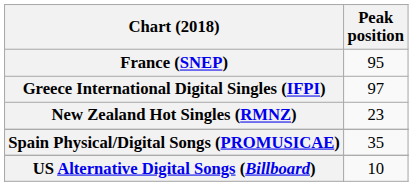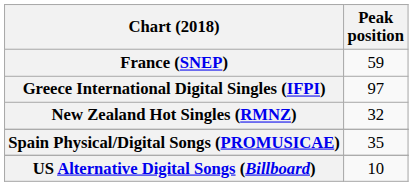(376, 62) 95 -> (376, 62) 59
(376, 115) 23 -> (376, 115) 32
